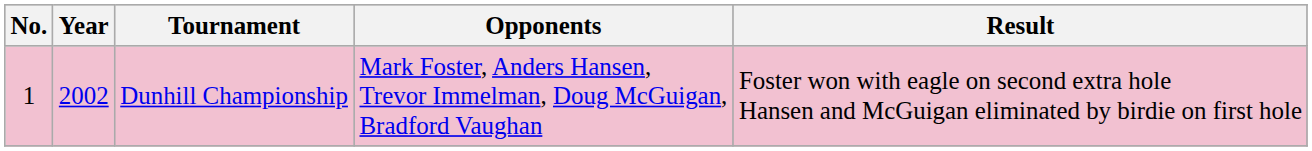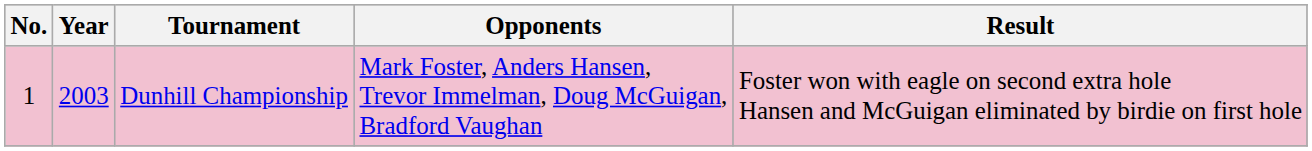(84, 95) 2002 -> (84, 95) 2003
